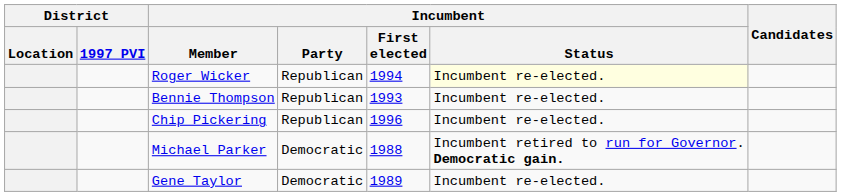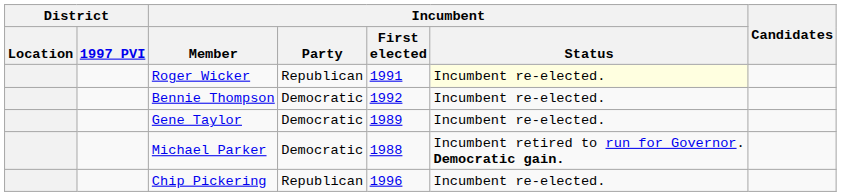(386, 76) 1994 -> (386, 76) 1991
(322, 98) Republican -> (322, 98) Democratic
(386, 98) 1993 -> (386, 98) 1992
rows swapped: (209, 120) <-> (197, 181)
